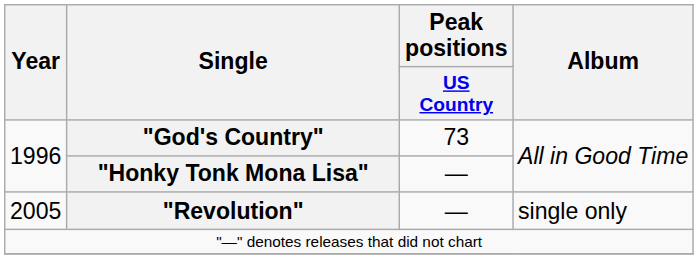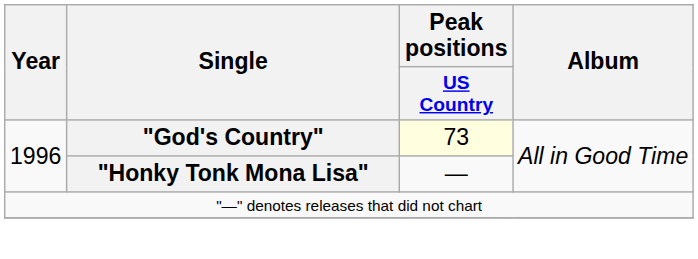(456, 137) no background -> (456, 137) lightyellow background
- row: (233, 210)
